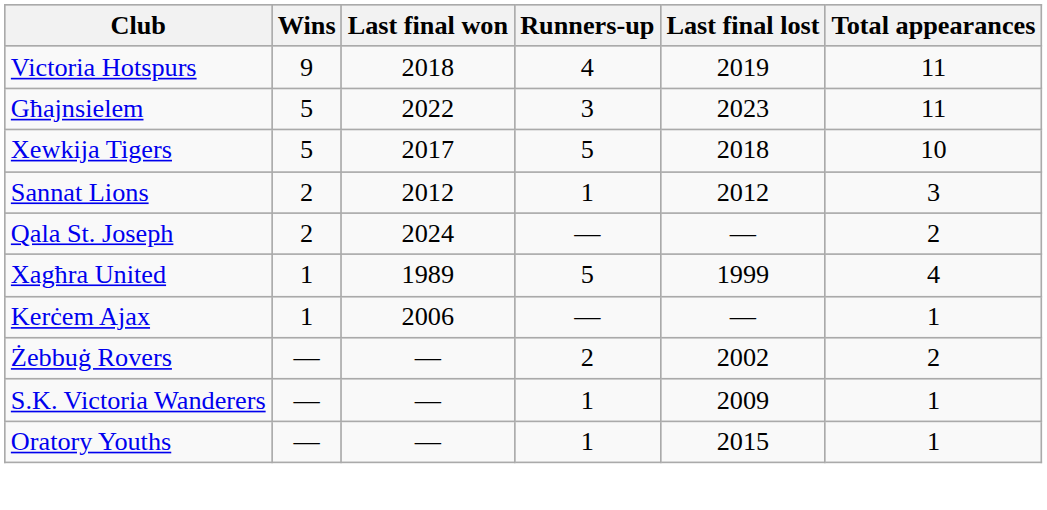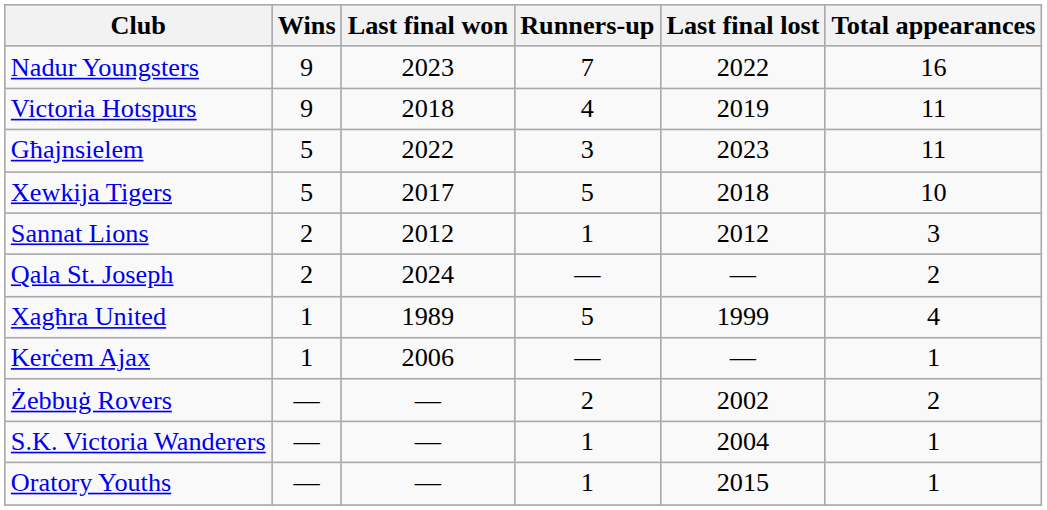+ row: (105, 66)
(743, 399) 2009 -> (743, 441) 2004
